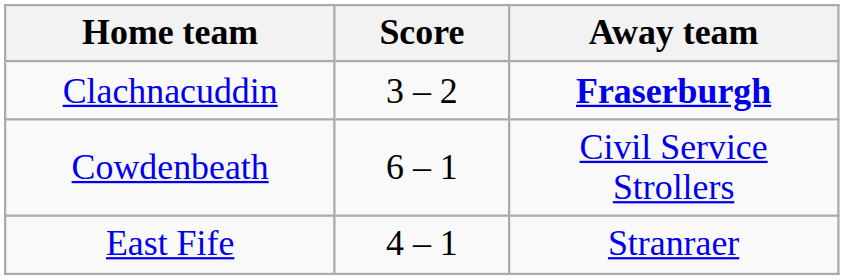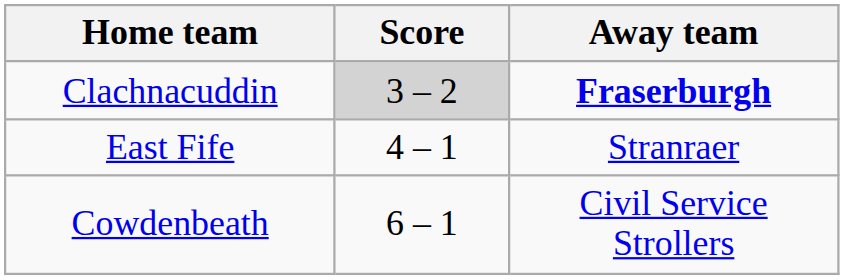(422, 89) no background -> (422, 89) lightgrey background
rows swapped: (170, 166) <-> (170, 243)
